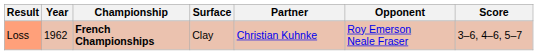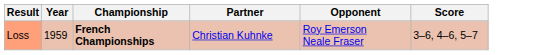- column: (212, 12)
(56, 35) 1962 -> (56, 35) 1959
